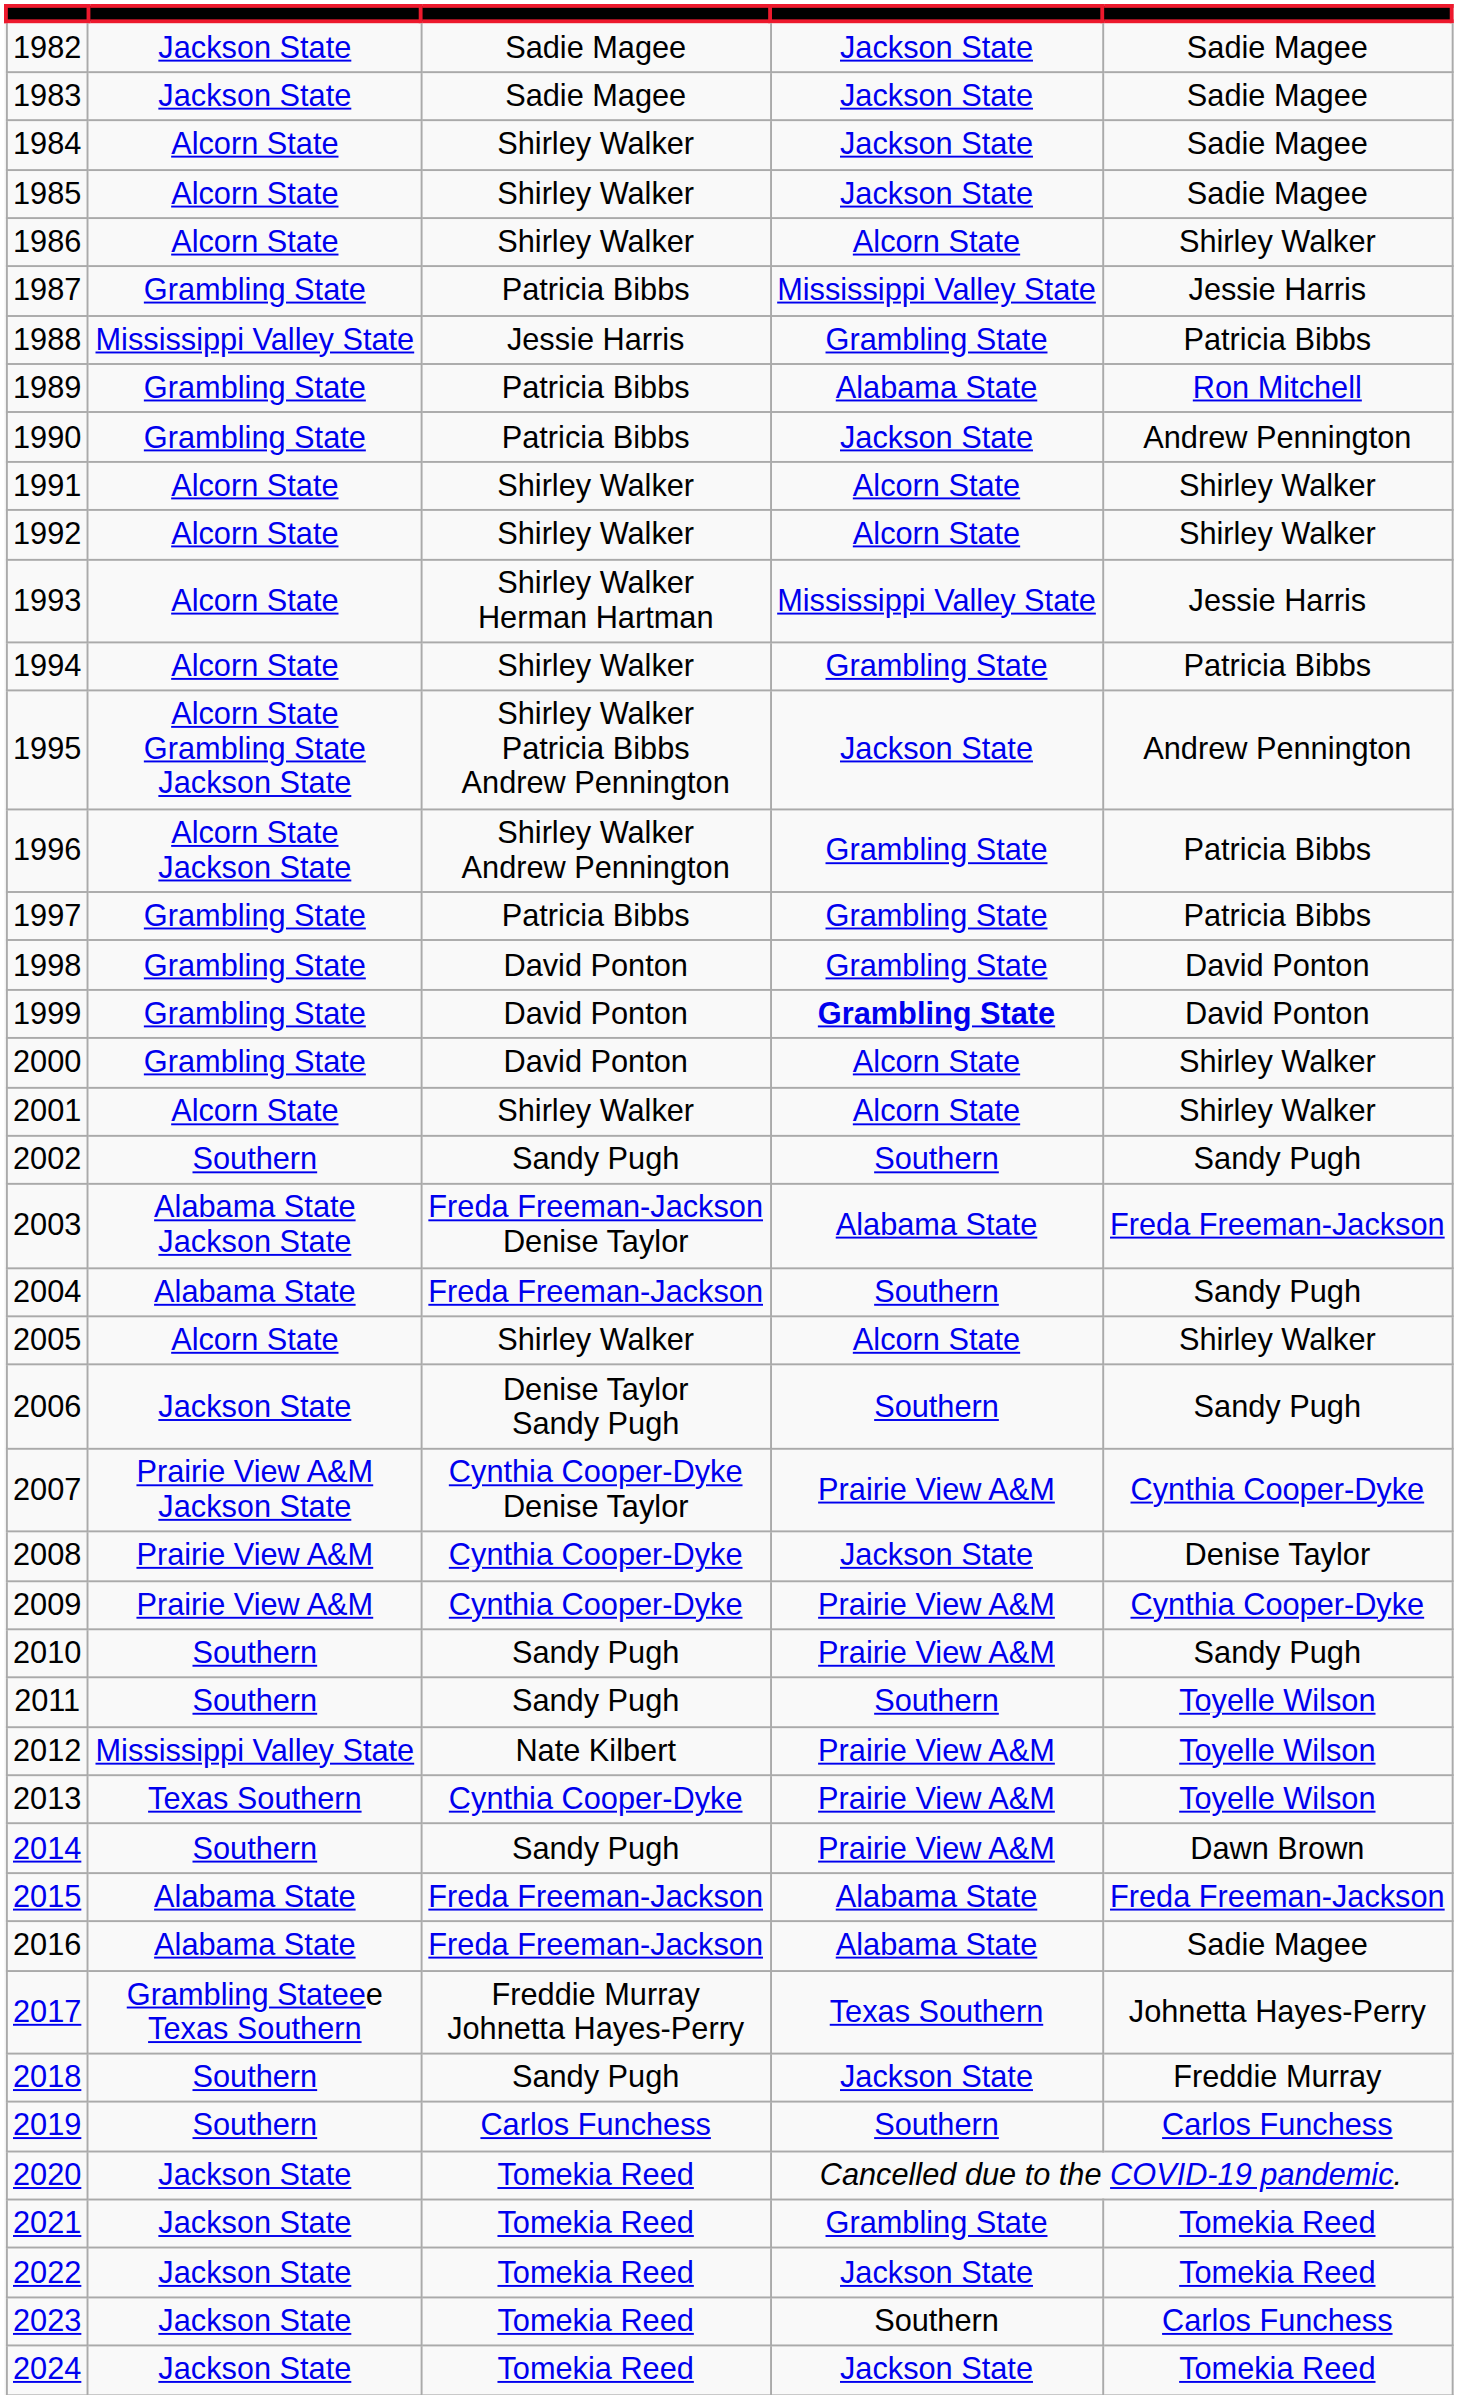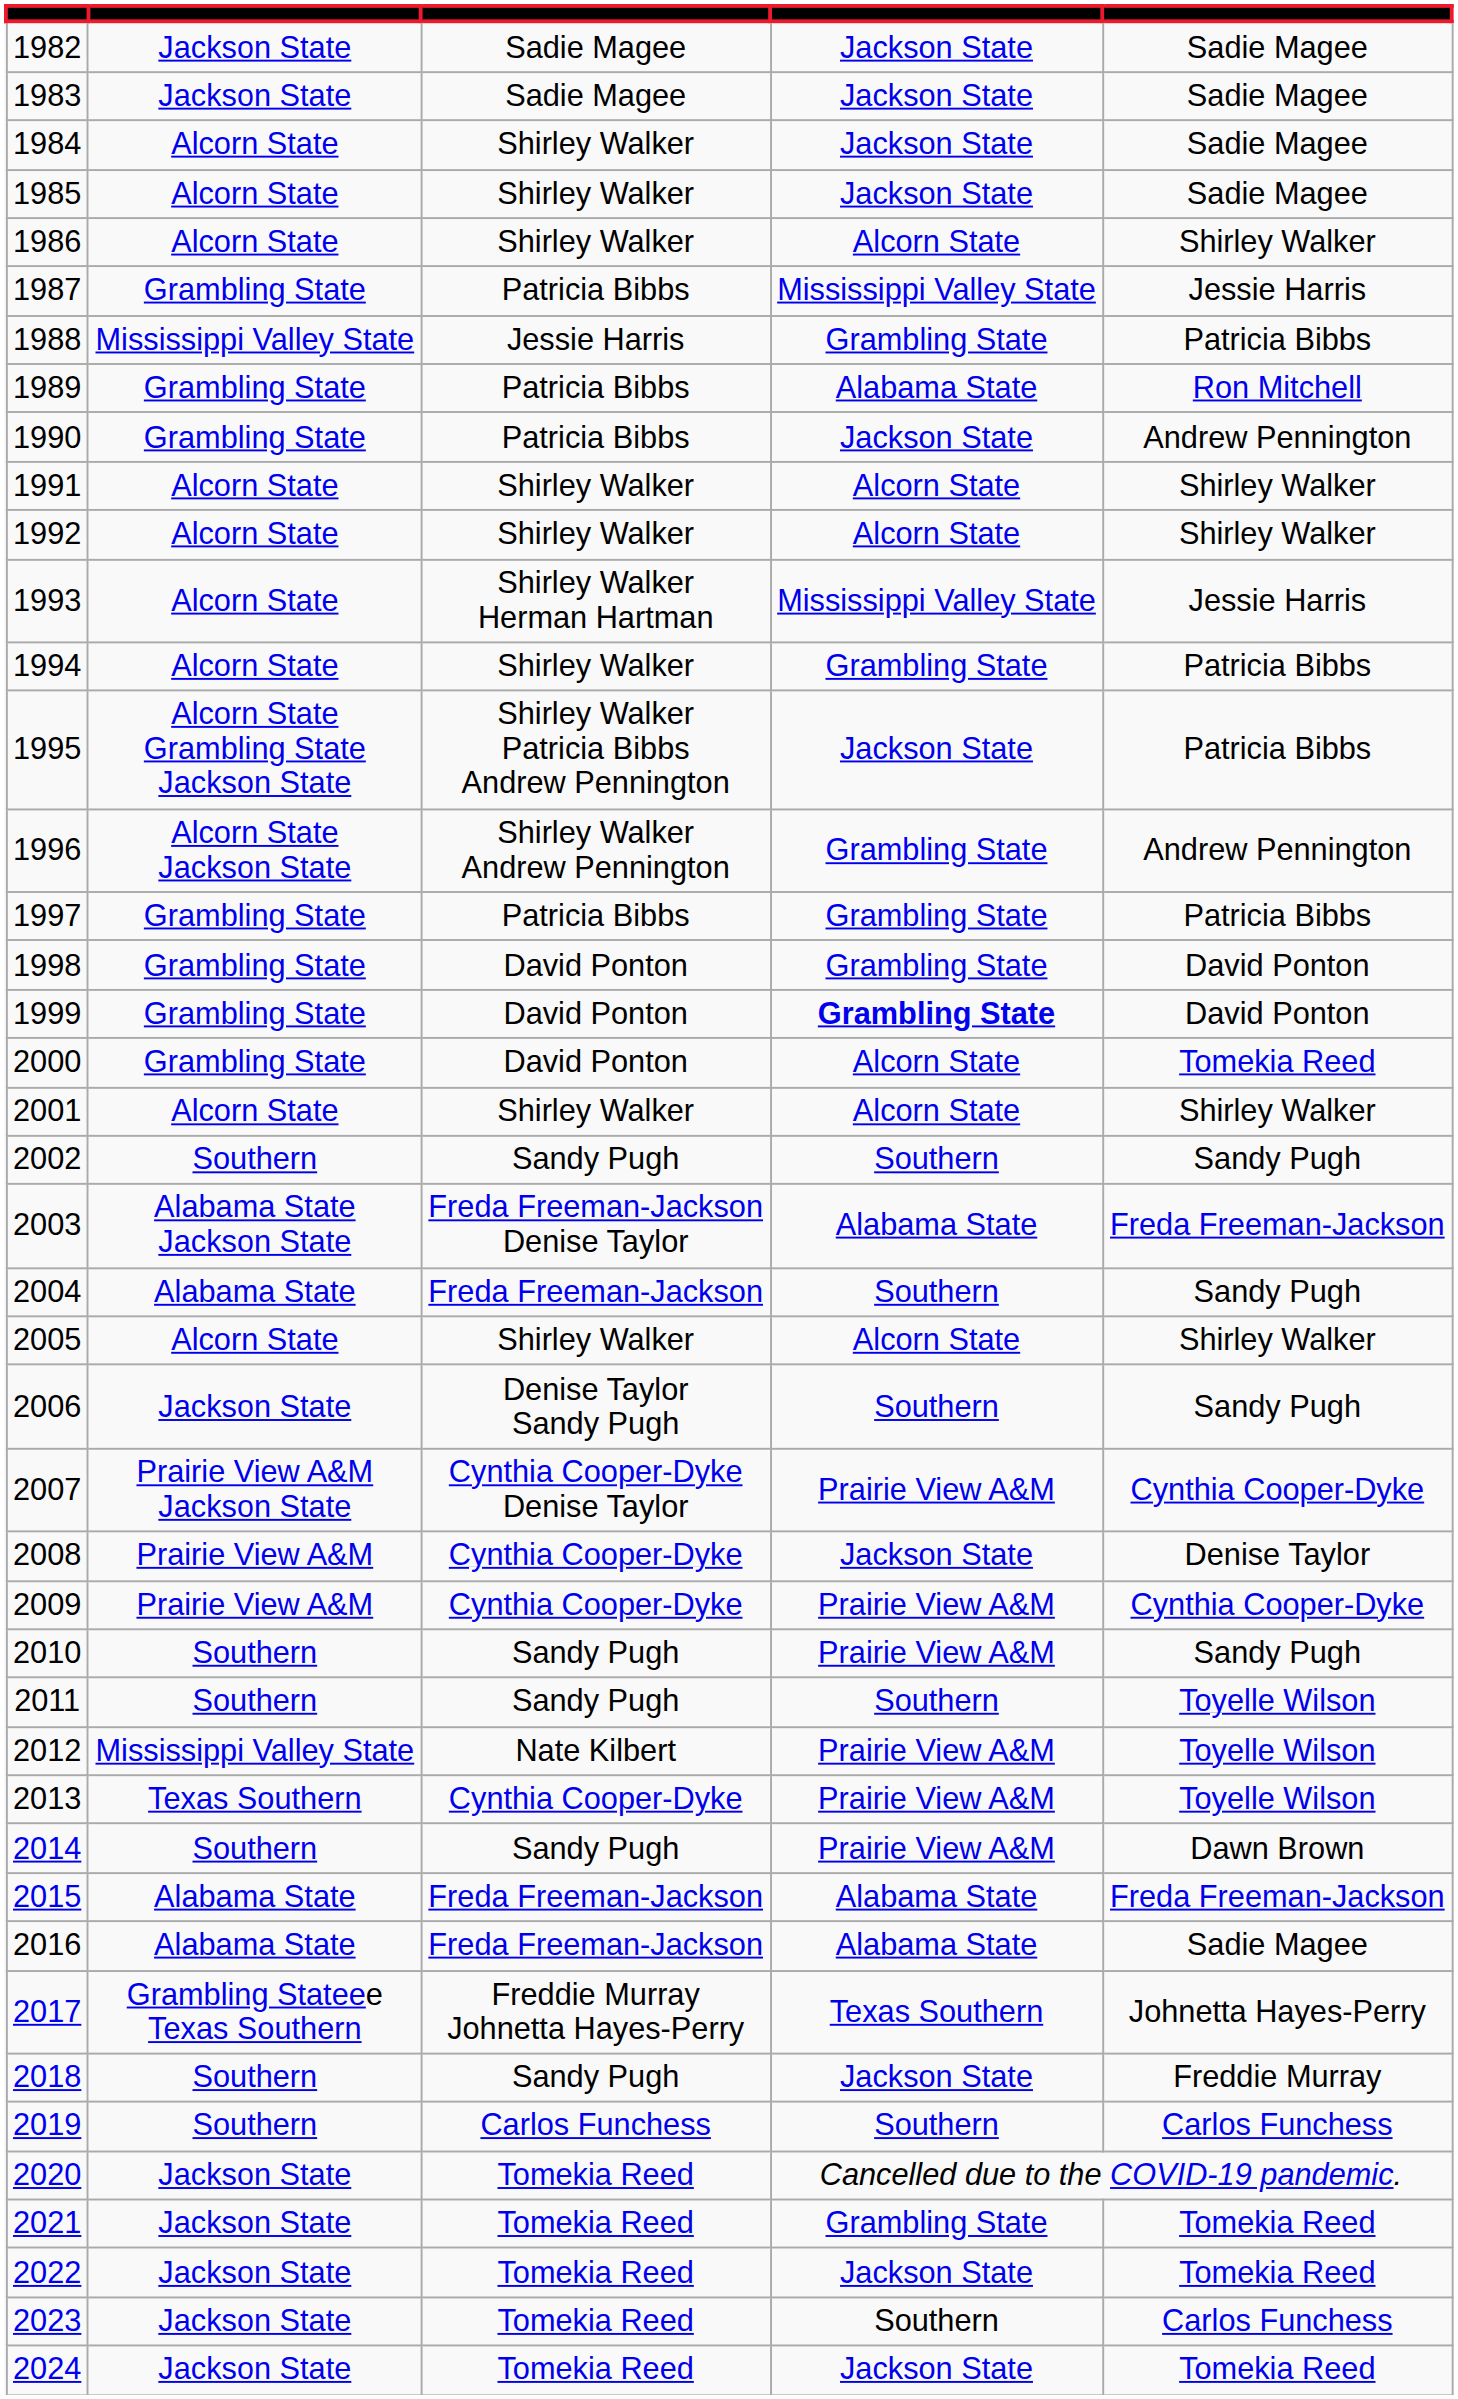(1277, 749) Andrew Pennington -> (1277, 749) Patricia Bibbs
(1277, 849) Patricia Bibbs -> (1277, 849) Andrew Pennington
(1277, 1062) Shirley Walker -> (1277, 1062) Tomekia Reed
